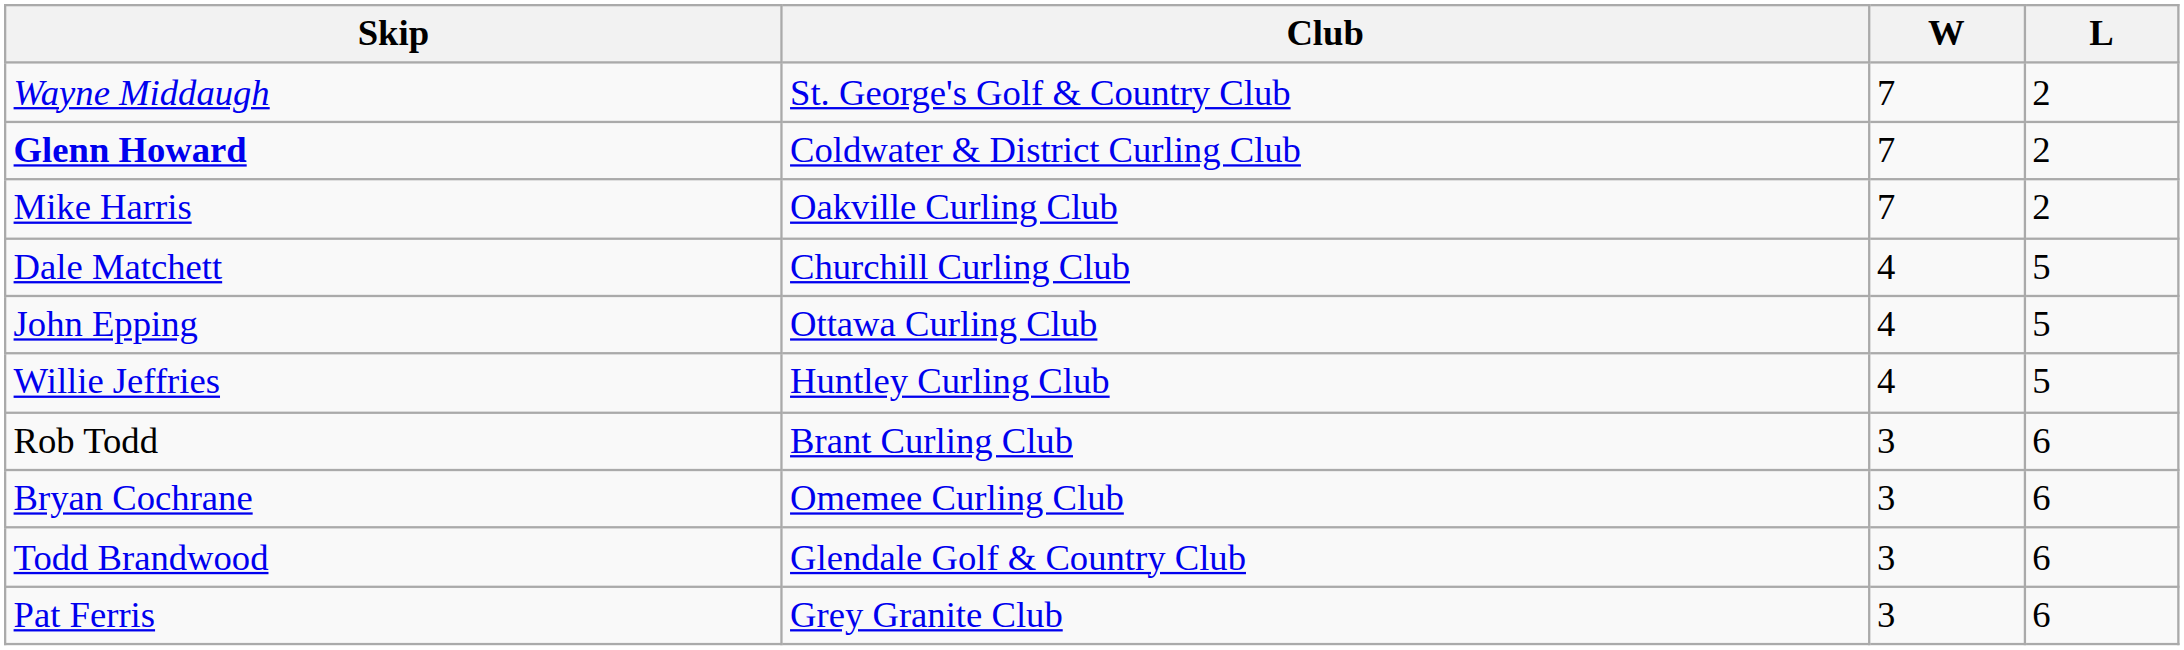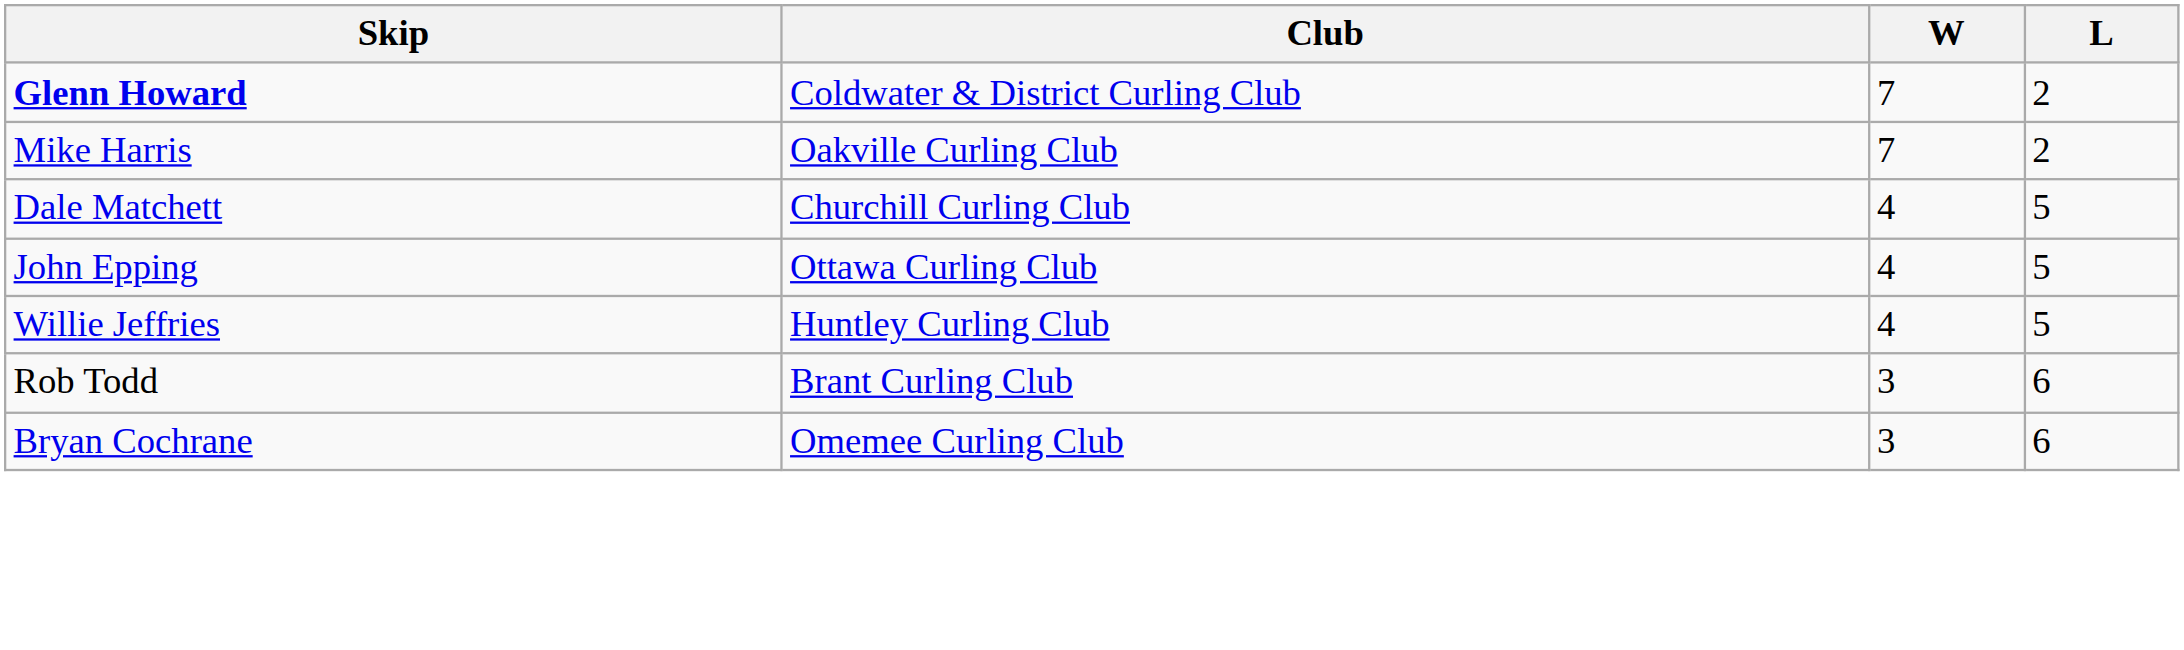- row: (142, 91)
- row: (141, 556)
- row: (84, 614)
